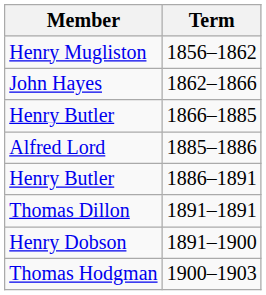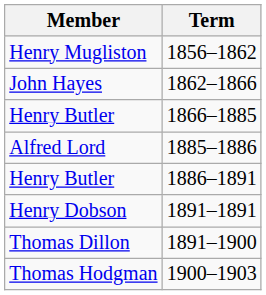(70, 210) Thomas Dillon -> (68, 210) Henry Dobson
(68, 242) Henry Dobson -> (70, 242) Thomas Dillon
